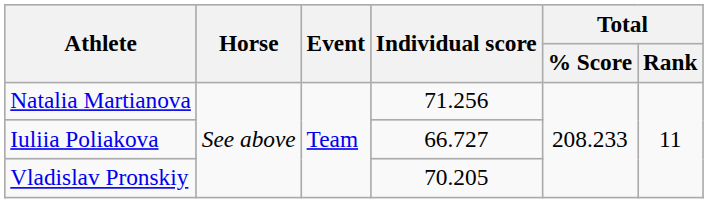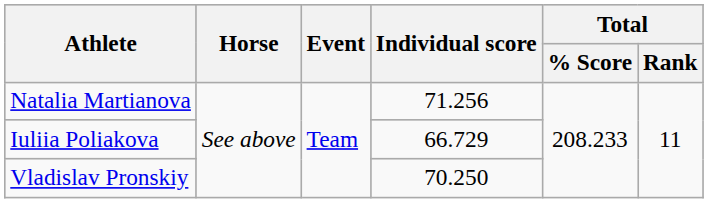(456, 139) 66.727 -> (456, 139) 66.729
(456, 178) 70.205 -> (456, 178) 70.250
